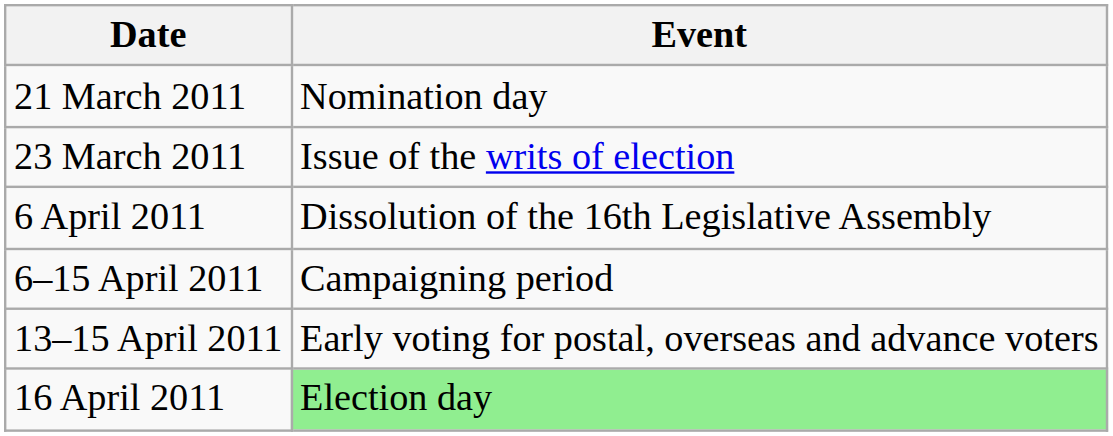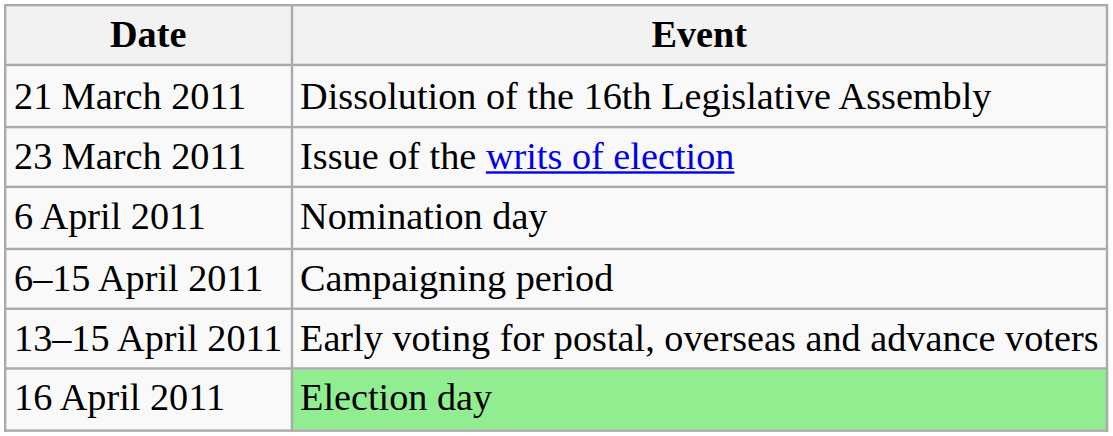(424, 95) Nomination day -> (646, 95) Dissolution of the 16th Legislative Assembly
(646, 216) Dissolution of the 16th Legislative Assembly -> (424, 216) Nomination day
